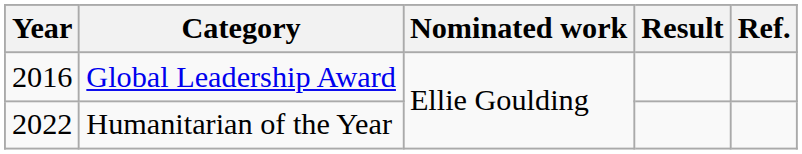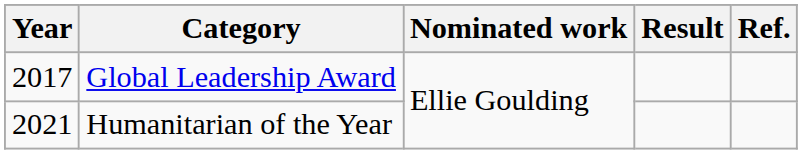(42, 76) 2016 -> (42, 76) 2017
(42, 124) 2022 -> (42, 124) 2021
